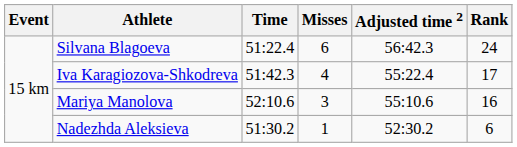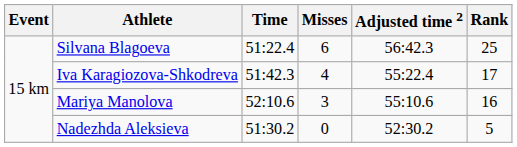(489, 49) 24 -> (489, 49) 25
(325, 128) 1 -> (325, 128) 0
(489, 128) 6 -> (489, 128) 5
